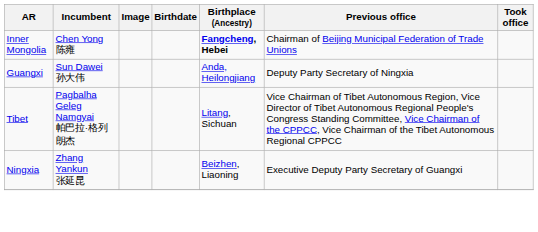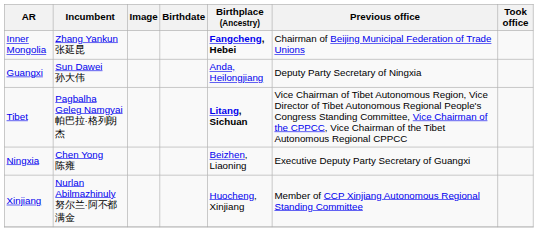(79, 44) Chen Yong 陈雍 -> (87, 44) Zhang Yankun 张延昆
(219, 119) normal -> (229, 117) bold
(72, 169) Zhang Yankun 张延昆 -> (79, 160) Chen Yong 陈雍
+ row: (24, 201)
